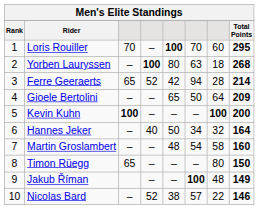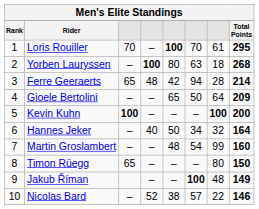(218, 48) 60 -> (218, 48) 61
(152, 81) 52 -> (152, 81) 48
(218, 147) 58 -> (218, 147) 99
